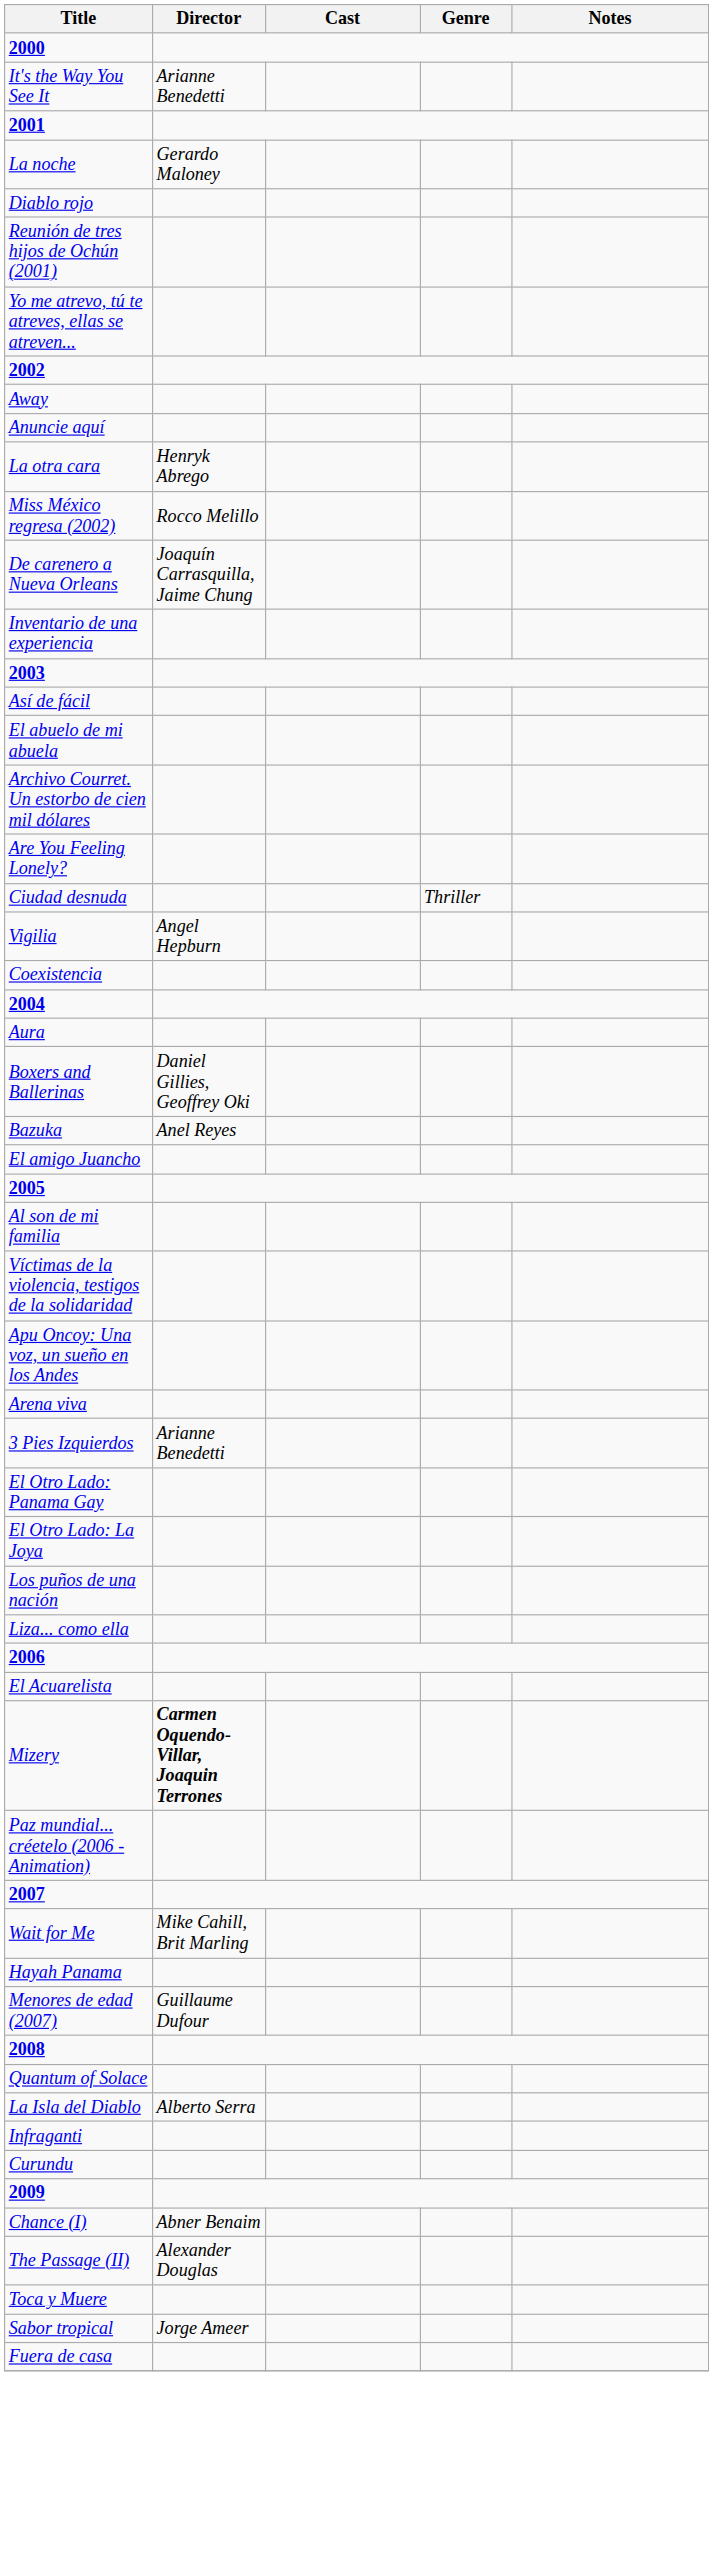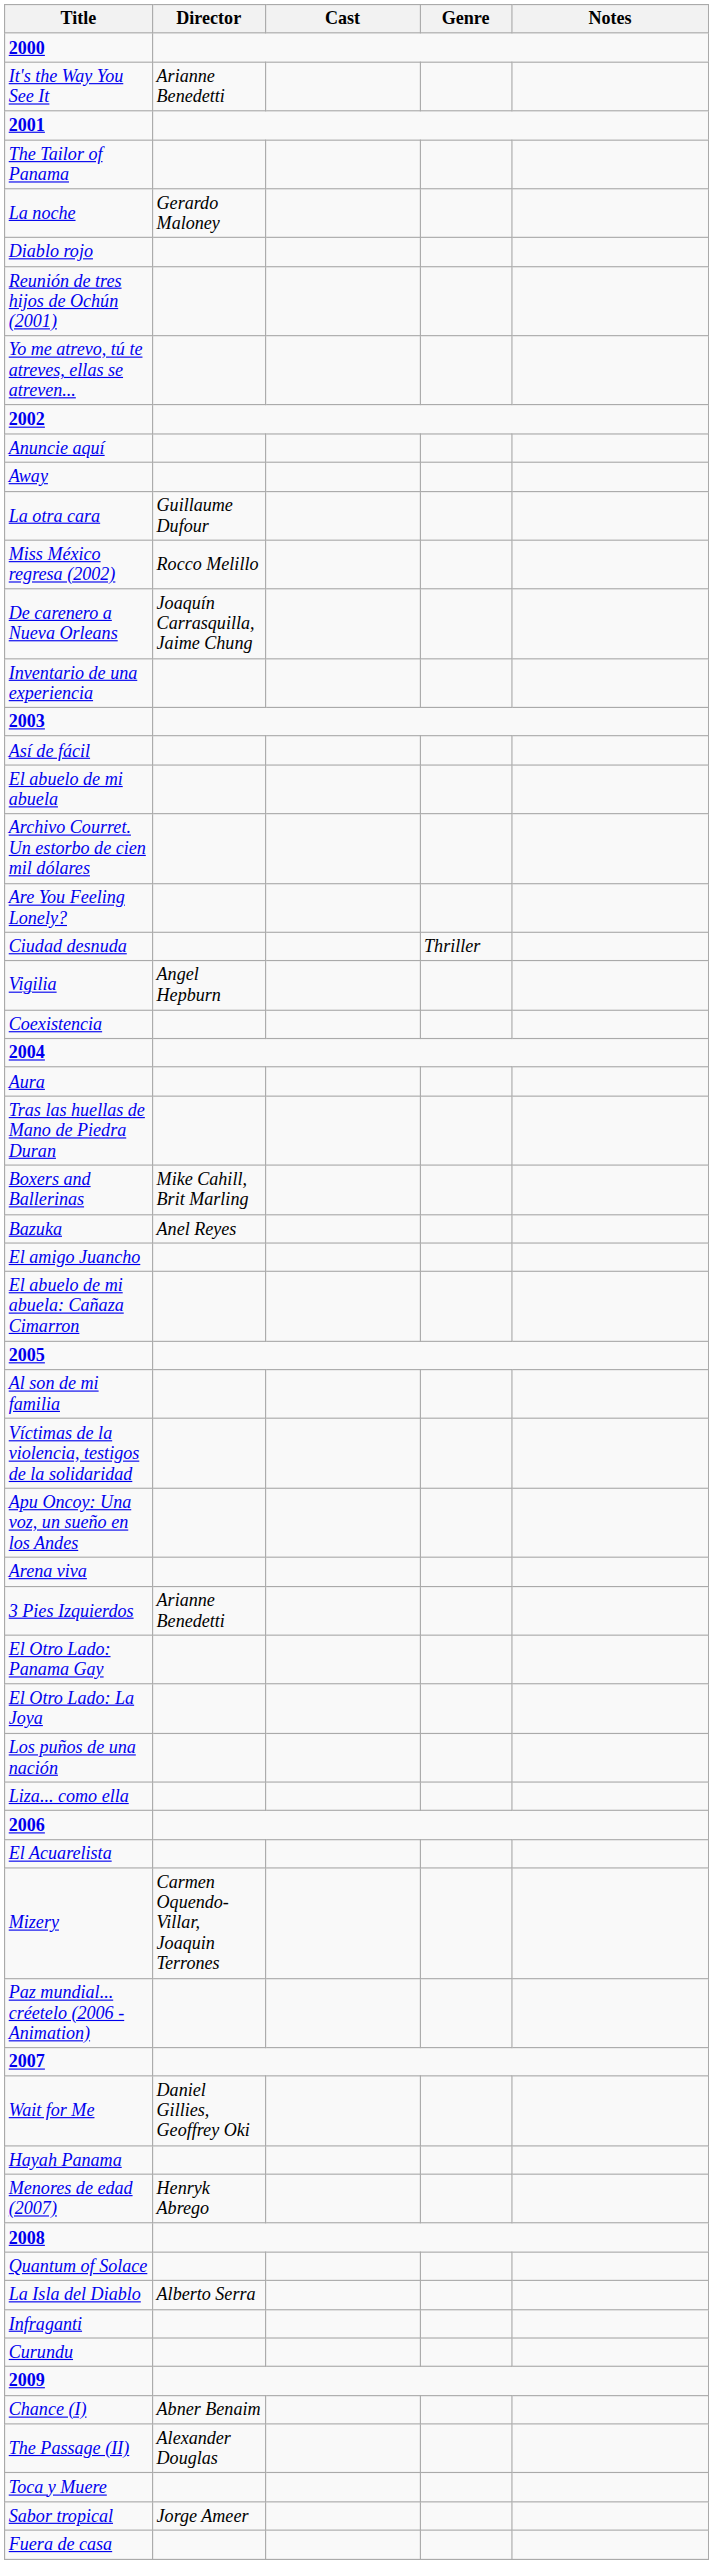+ row: (56, 164)
rows swapped: (57, 427) <-> (28, 398)
(183, 466) Henryk Abrego -> (195, 515) Guillaume Dufour
+ row: (77, 1130)
(203, 1081) Daniel Gillies, Geoffrey Oki -> (203, 1189) Mike Cahill, Brit Marling
+ row: (66, 1306)
(194, 1755) bold -> (193, 1923) normal
(203, 1933) Mike Cahill, Brit Marling -> (203, 2110) Daniel Gillies, Geoffrey Oki
(195, 2010) Guillaume Dufour -> (183, 2198) Henryk Abrego
